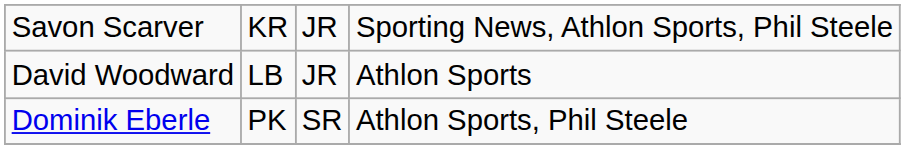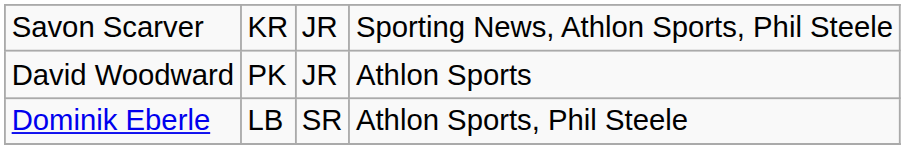(266, 74) LB -> (267, 74) PK
(267, 120) PK -> (266, 120) LB
